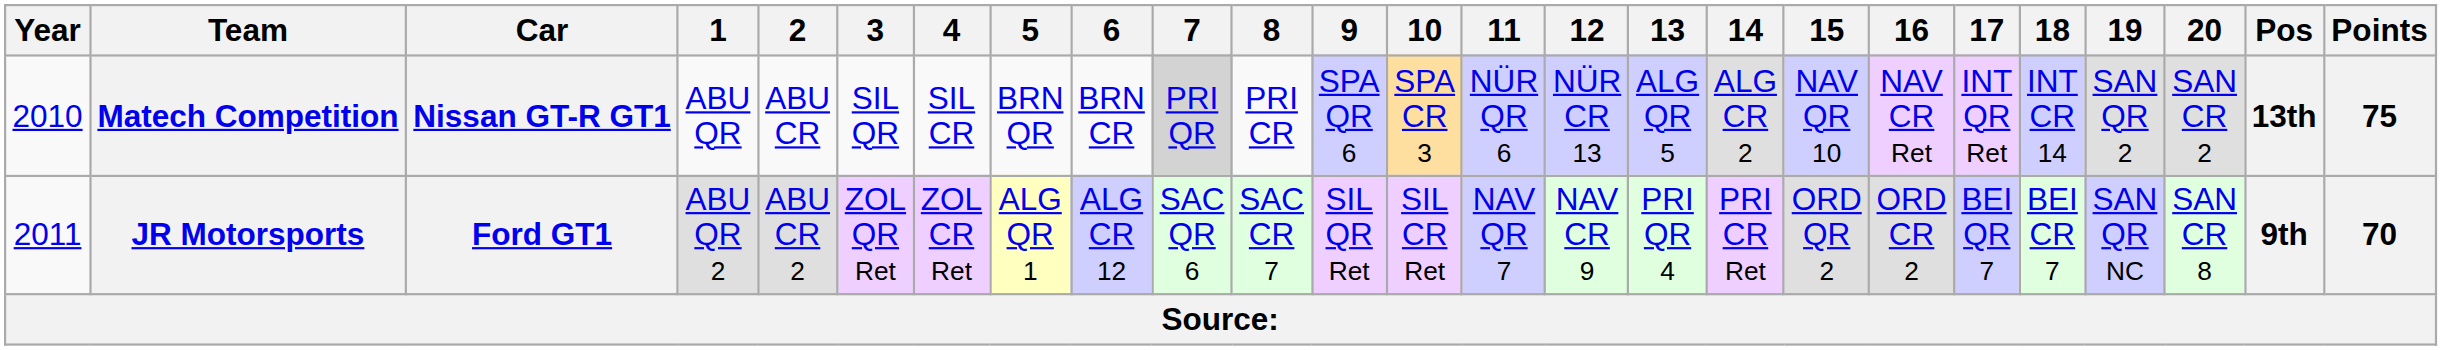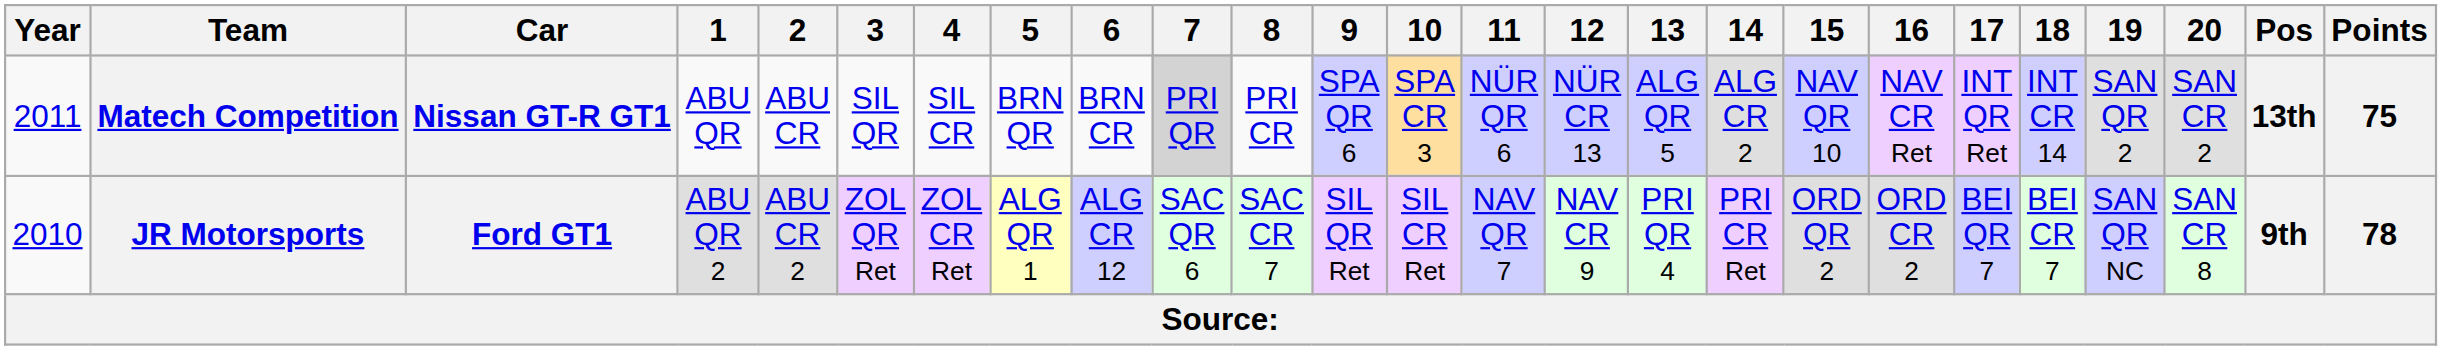(48, 115) 2010 -> (48, 115) 2011
(48, 235) 2011 -> (48, 235) 2010
(2380, 235) 70 -> (2380, 235) 78
